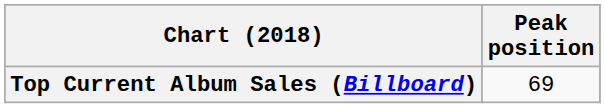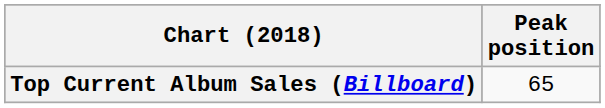(541, 85) 69 -> (541, 85) 65
